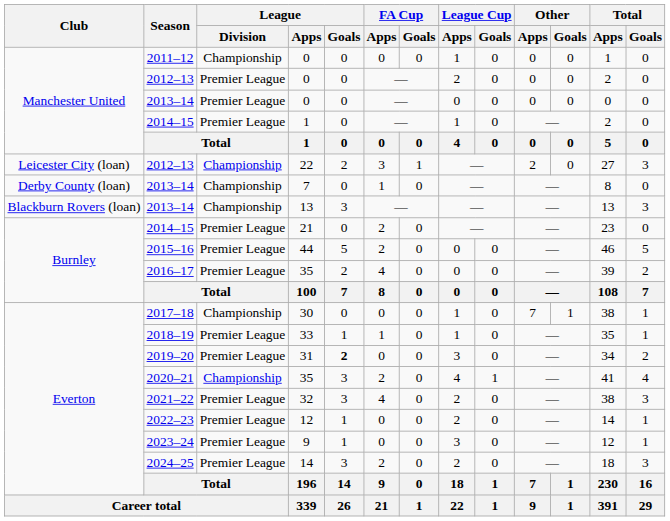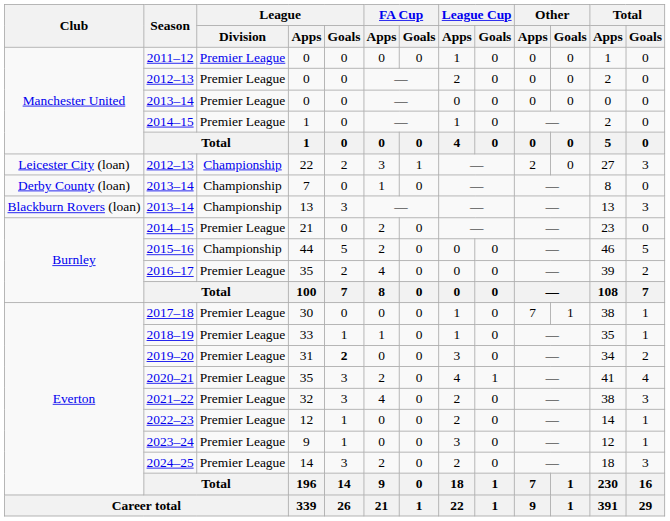(243, 57) Championship -> (243, 57) Premier League
(243, 249) Premier League -> (243, 249) Championship
(243, 313) Championship -> (243, 313) Premier League
(243, 377) Championship -> (243, 377) Premier League
